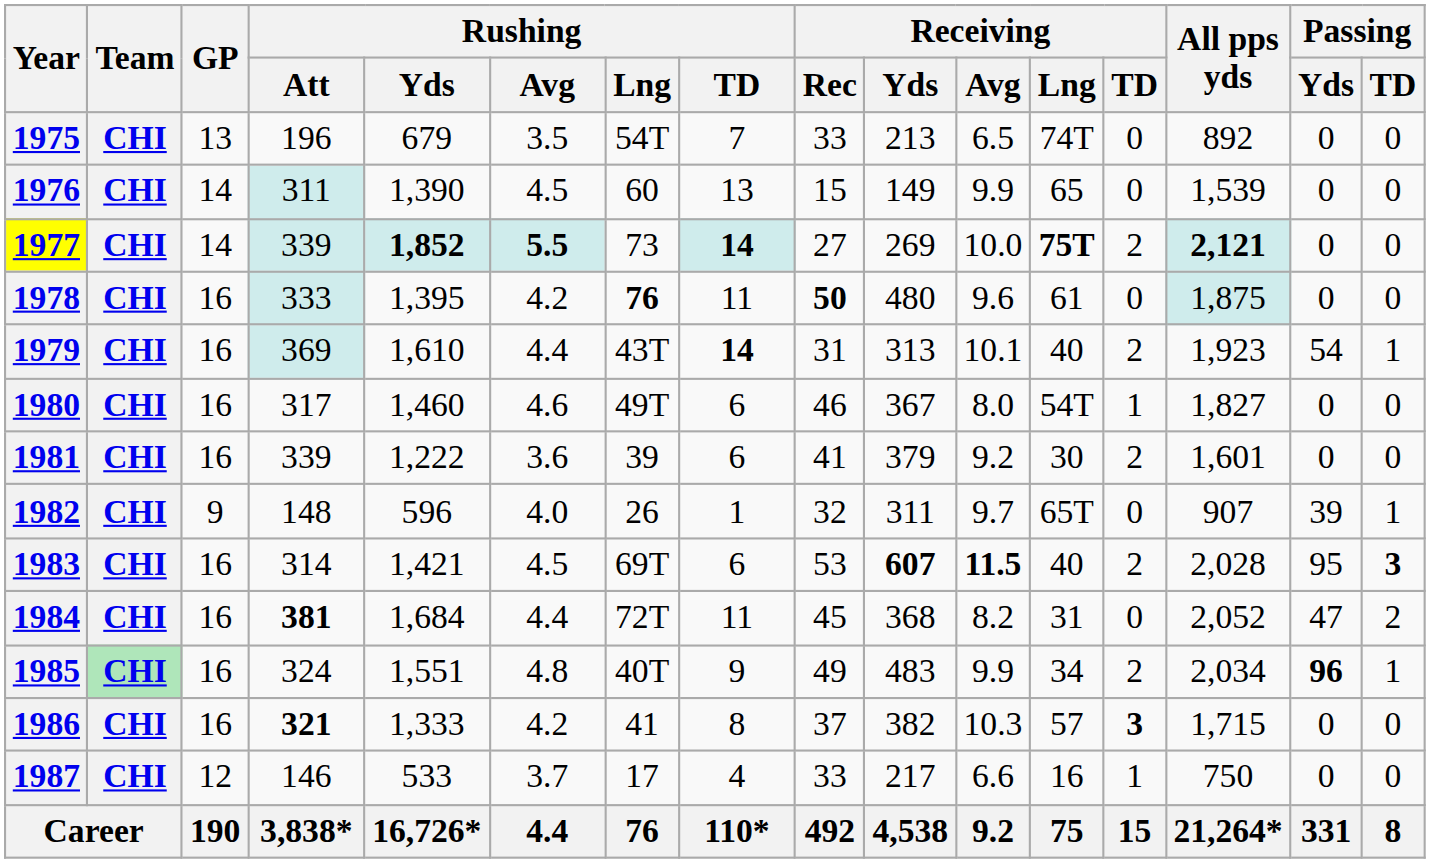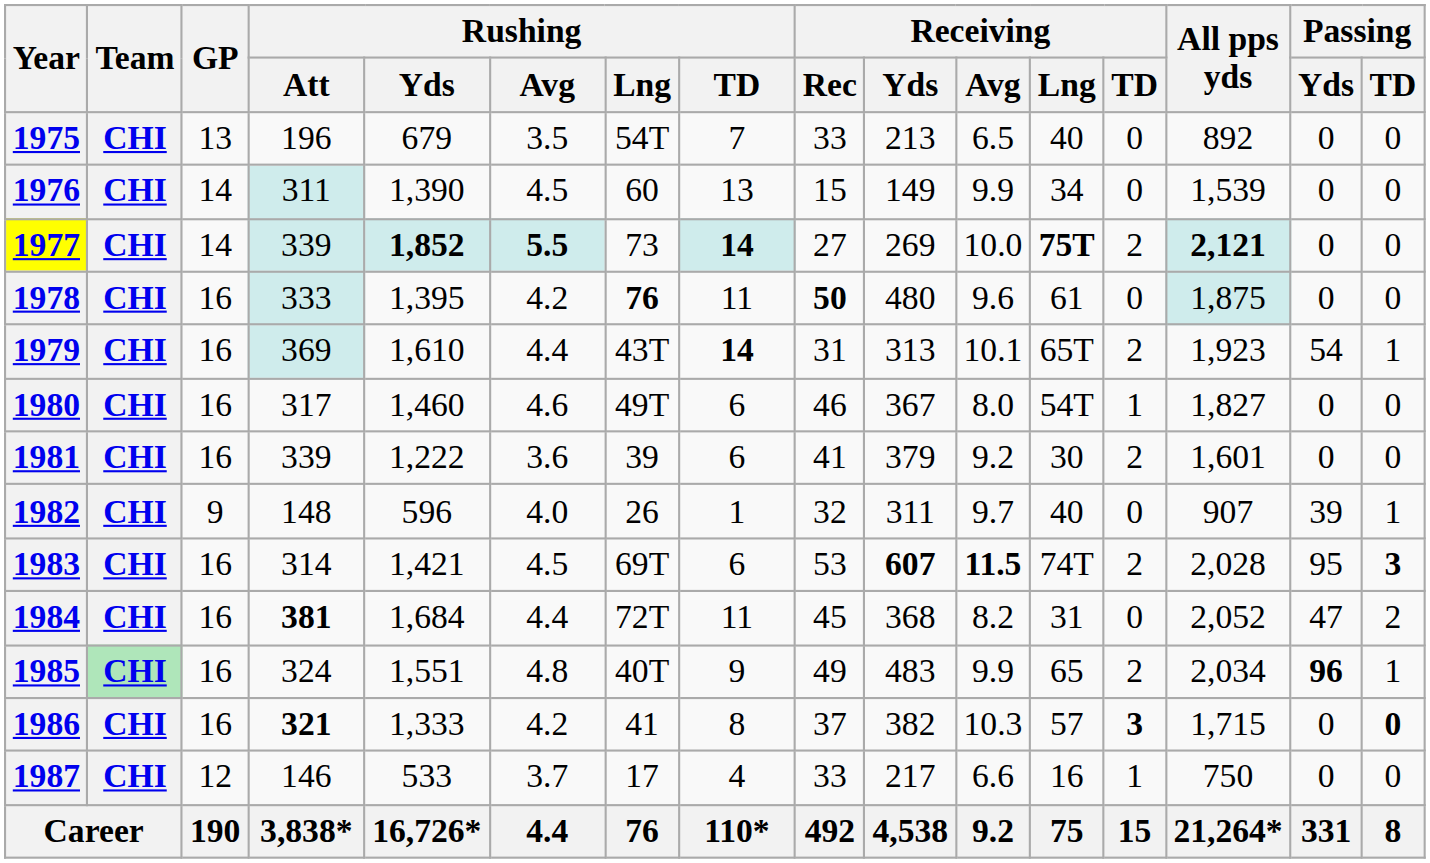(1067, 137) 74T -> (1067, 137) 40
(1067, 191) 65 -> (1067, 191) 34
(1067, 350) 40 -> (1067, 350) 65T
(1067, 510) 65T -> (1067, 510) 40
(1067, 564) 40 -> (1067, 564) 74T
(1067, 670) 34 -> (1067, 670) 65
(1393, 723) normal -> (1393, 723) bold
